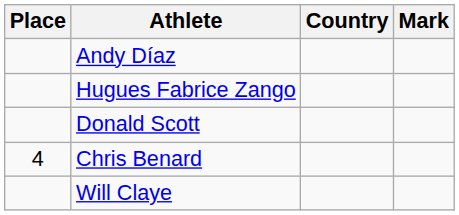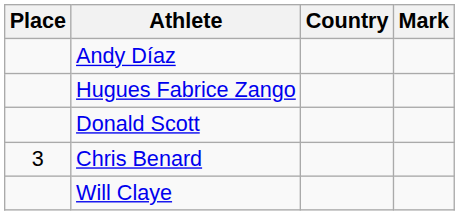(38, 158) 4 -> (38, 158) 3
